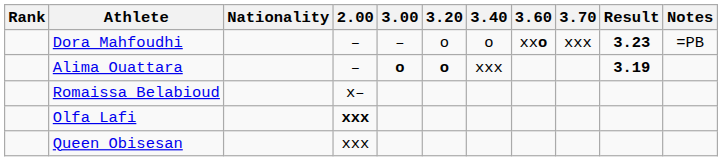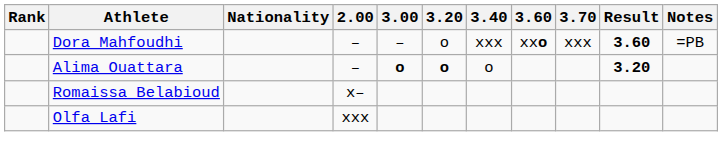(489, 42) o -> (489, 42) xxx
(632, 42) 3.23 -> (632, 42) 3.60
(489, 68) xxx -> (489, 68) o
(632, 68) 3.19 -> (632, 68) 3.20
(355, 118) bold -> (355, 118) normal
- row: (118, 143)
